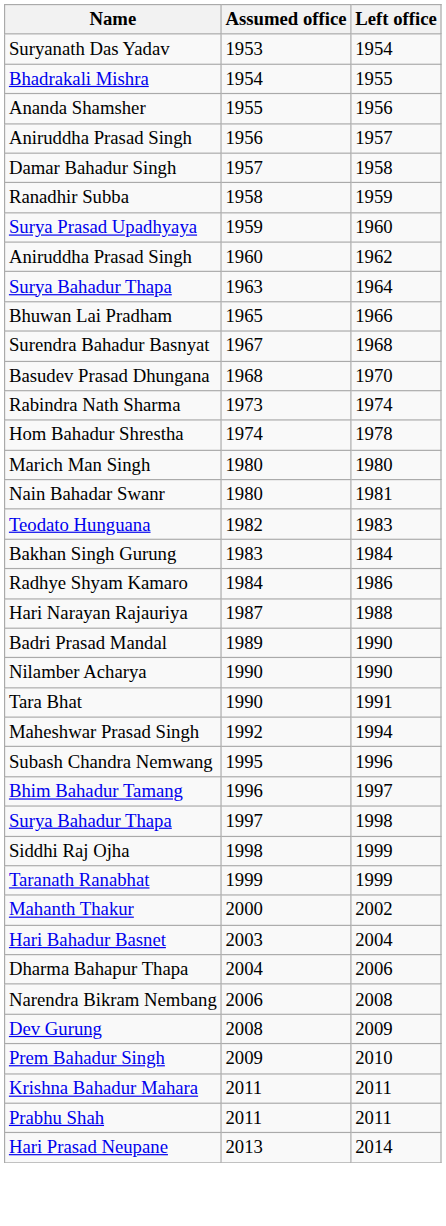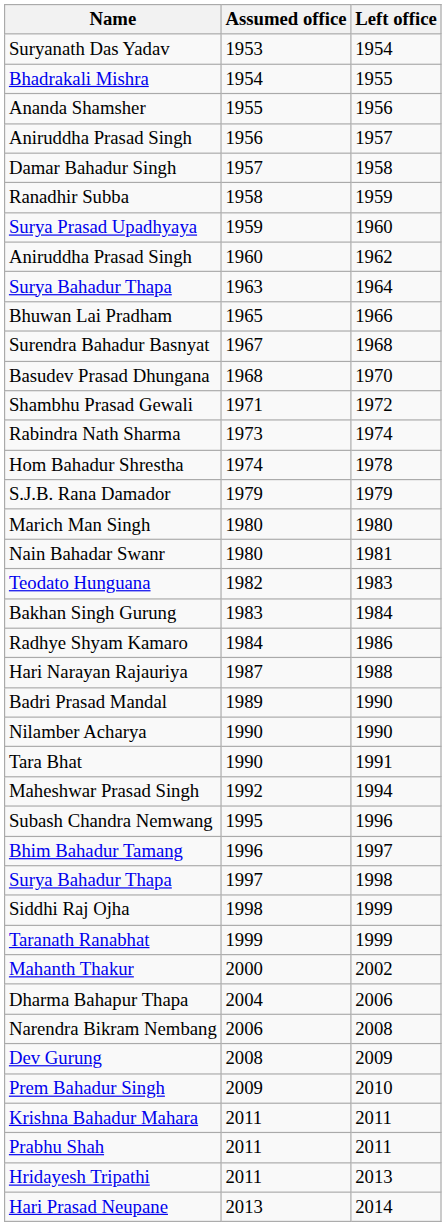+ row: (101, 405)
+ row: (90, 494)
- row: (87, 939)
+ row: (79, 1177)
